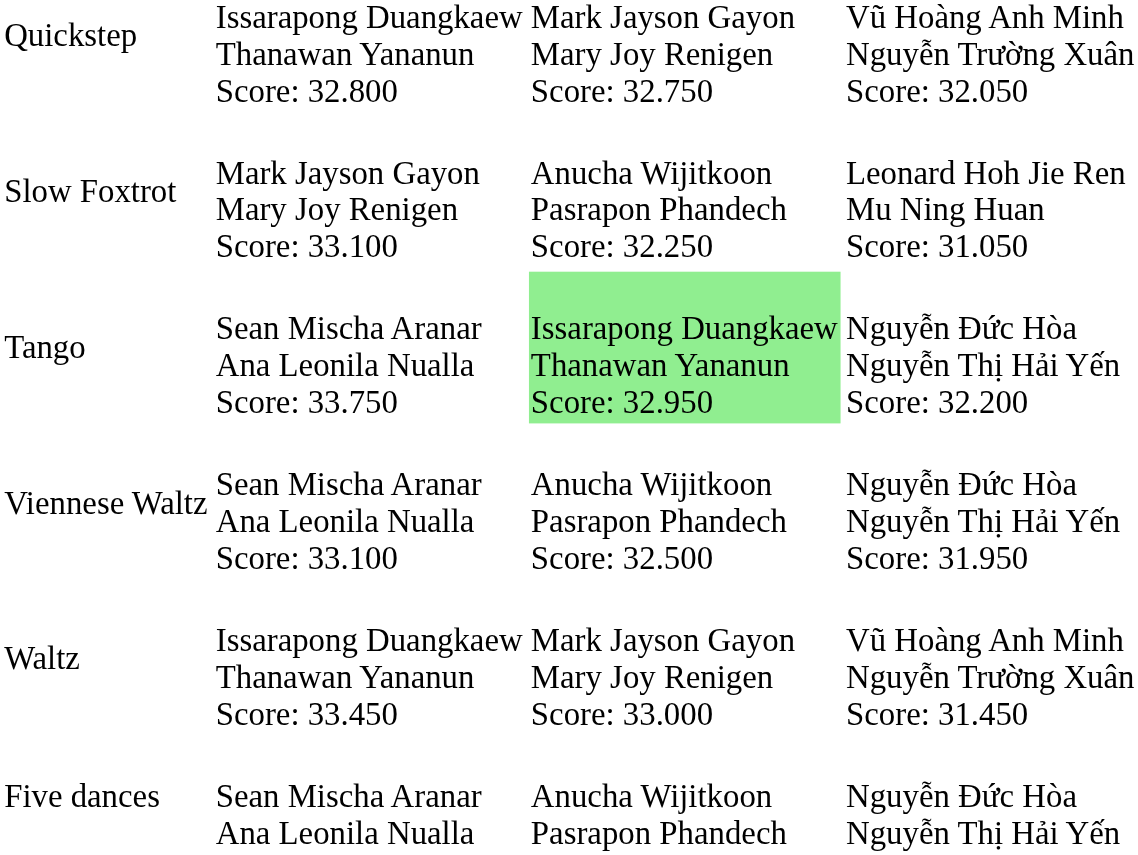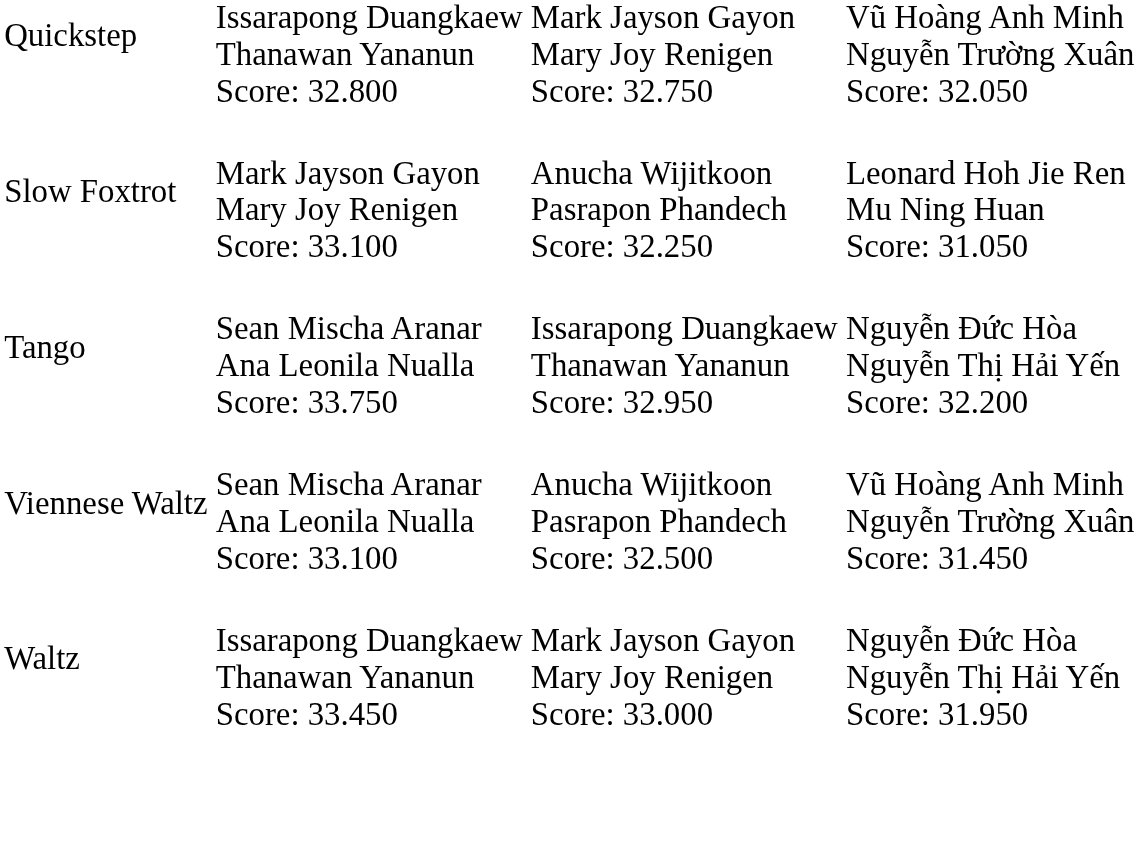(684, 365) lightgreen background -> (684, 365) no background
(983, 521) Nguyễn Đức Hòa Nguyễn Thị Hải Yến Score: 31.950 -> (990, 521) Vũ Hoàng Anh Minh Nguyễn Trường Xuân Score: 31.450
(990, 677) Vũ Hoàng Anh Minh Nguyễn Trường Xuân Score: 31.450 -> (983, 677) Nguyễn Đức Hòa Nguyễn Thị Hải Yến Score: 31.950
- row: (82, 795)
